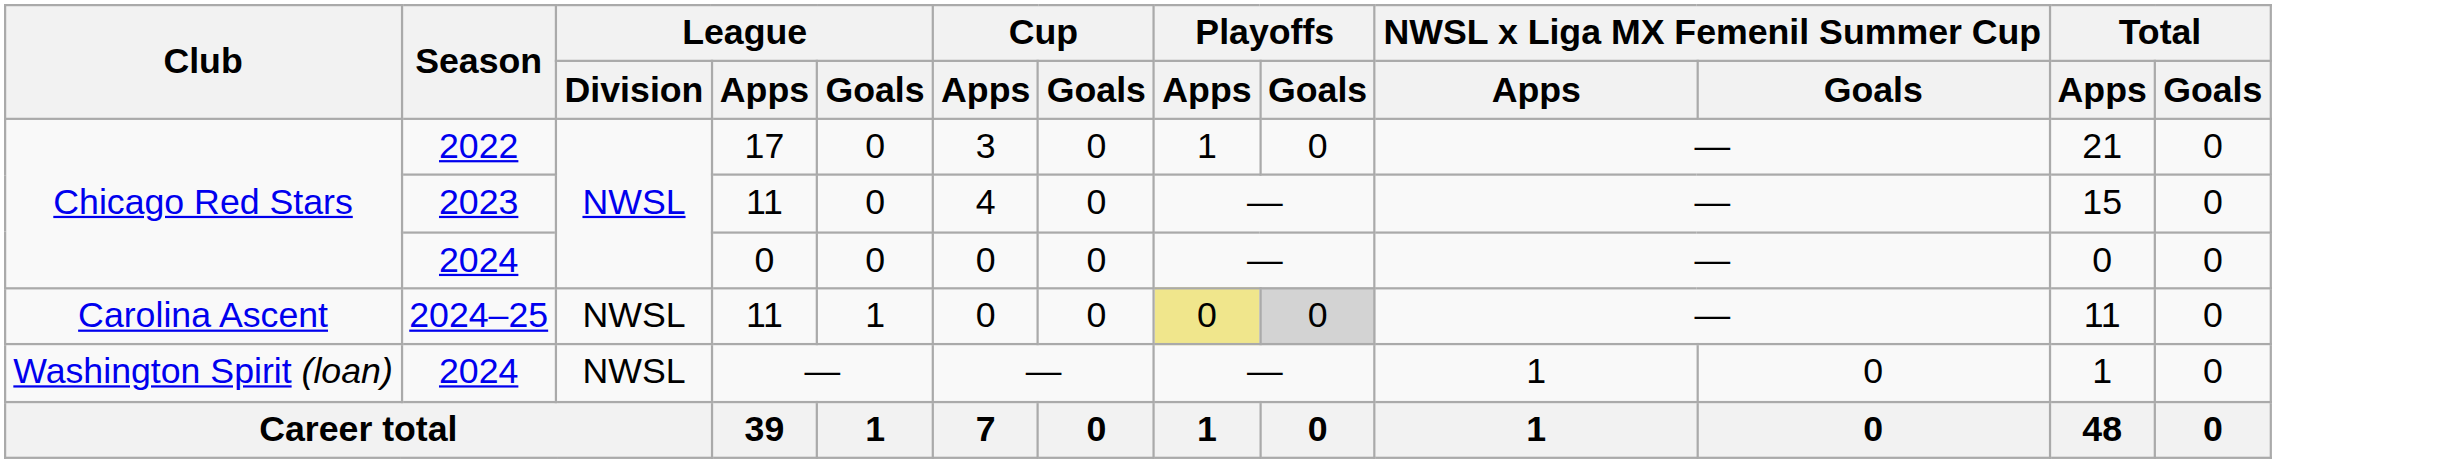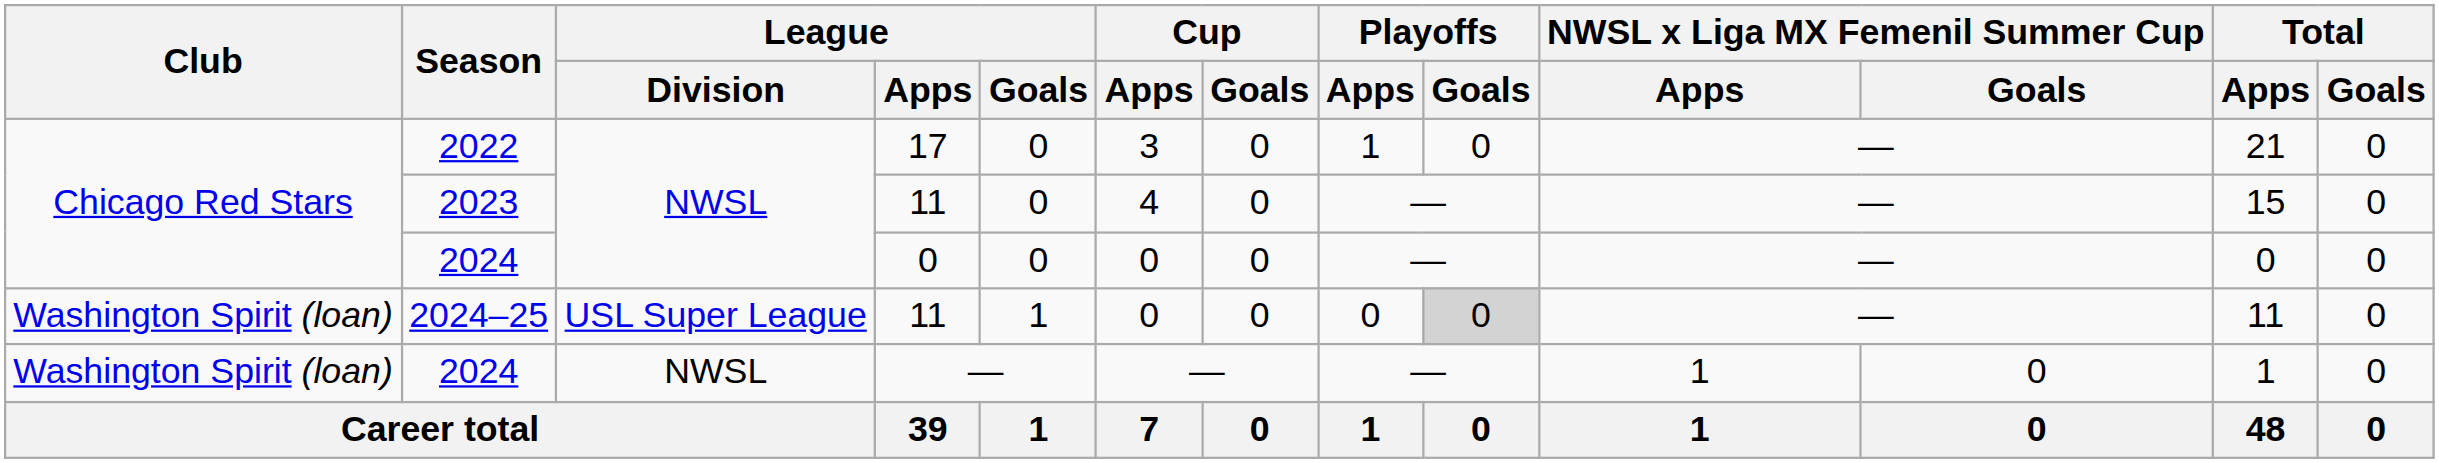(203, 315) Carolina Ascent -> (203, 315) Washington Spirit (loan)
(634, 315) NWSL -> (716, 315) USL Super League
(1207, 315) khaki background -> (1370, 315) no background
